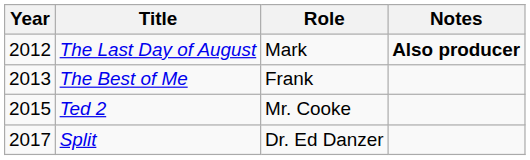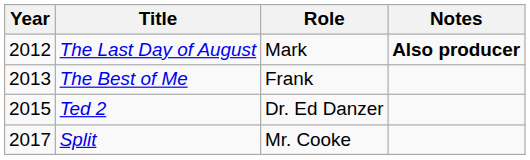(308, 109) Mr. Cooke -> (324, 109) Dr. Ed Danzer
(324, 139) Dr. Ed Danzer -> (308, 139) Mr. Cooke
